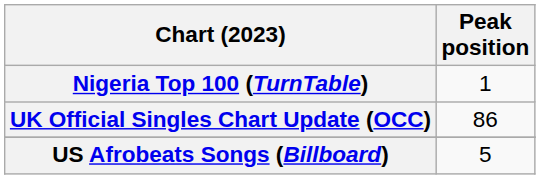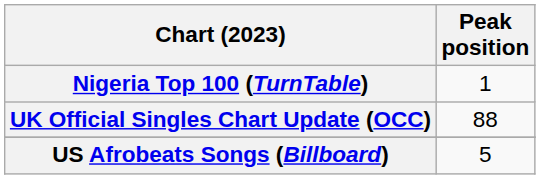(485, 119) 86 -> (485, 119) 88
